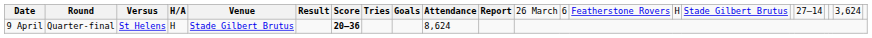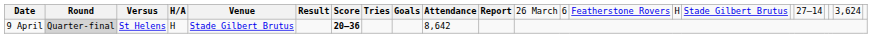(81, 26) no background -> (81, 26) lightgrey background
(437, 26) 8,624 -> (437, 26) 8,642
